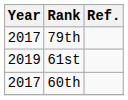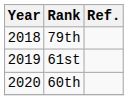(24, 38) 2017 -> (24, 38) 2018
(24, 83) 2017 -> (24, 83) 2020
